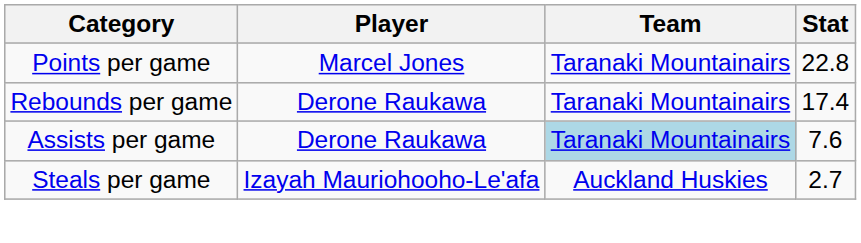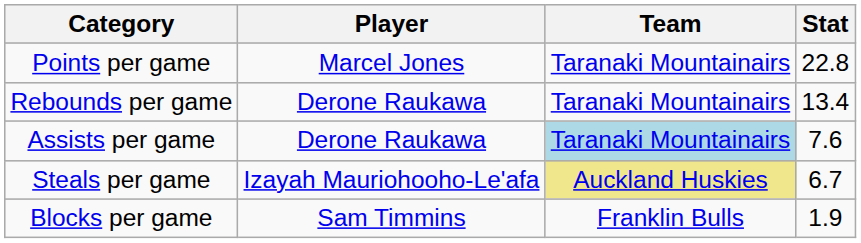(825, 101) 17.4 -> (825, 101) 13.4
(670, 179) no background -> (670, 179) khaki background
(825, 179) 2.7 -> (825, 179) 6.7
+ row: (121, 218)
